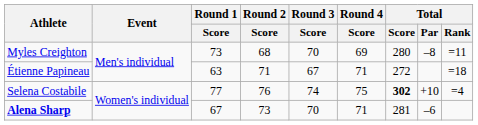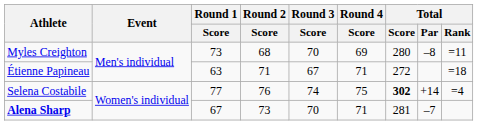(430, 91) +10 -> (430, 91) +14
(430, 110) –6 -> (430, 110) –7
